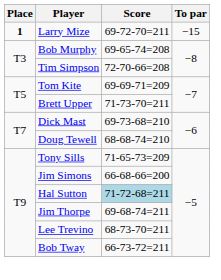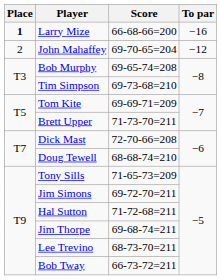(137, 31) 69-72-70=211 -> (144, 31) 66-68-66=200
(191, 31) −15 -> (198, 31) −16
+ row: (72, 49)
(137, 67) 72-70-66=208 -> (144, 85) 69-73-68=210
(137, 121) 69-73-68=210 -> (144, 139) 72-70-66=208
(137, 175) 66-68-66=200 -> (144, 193) 69-72-70=211
(137, 193) lightblue background -> (144, 211) no background
